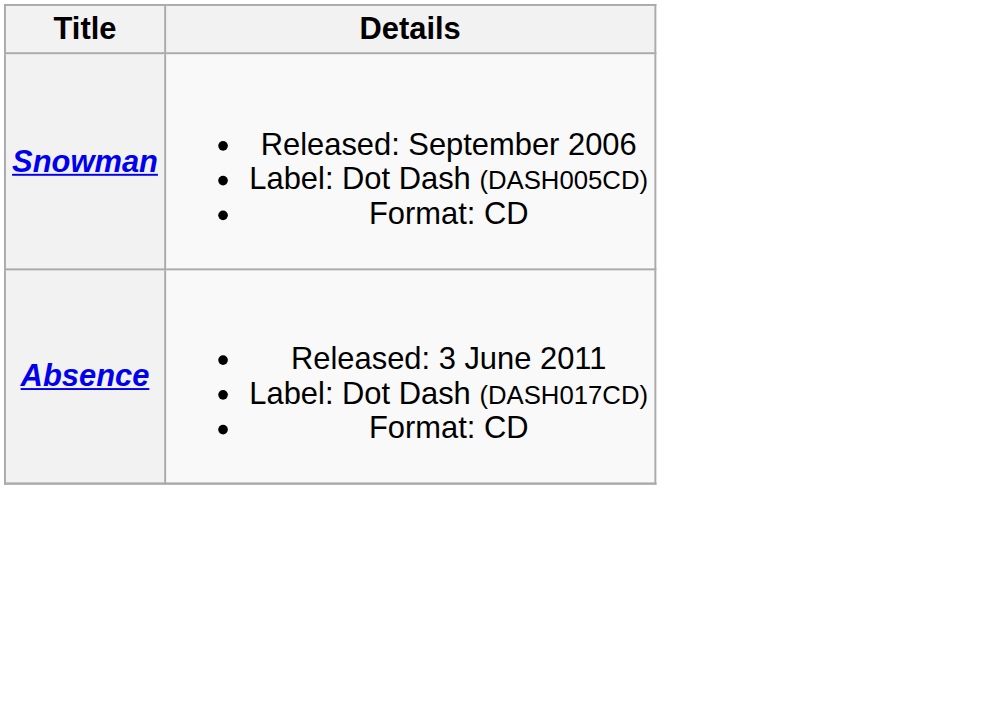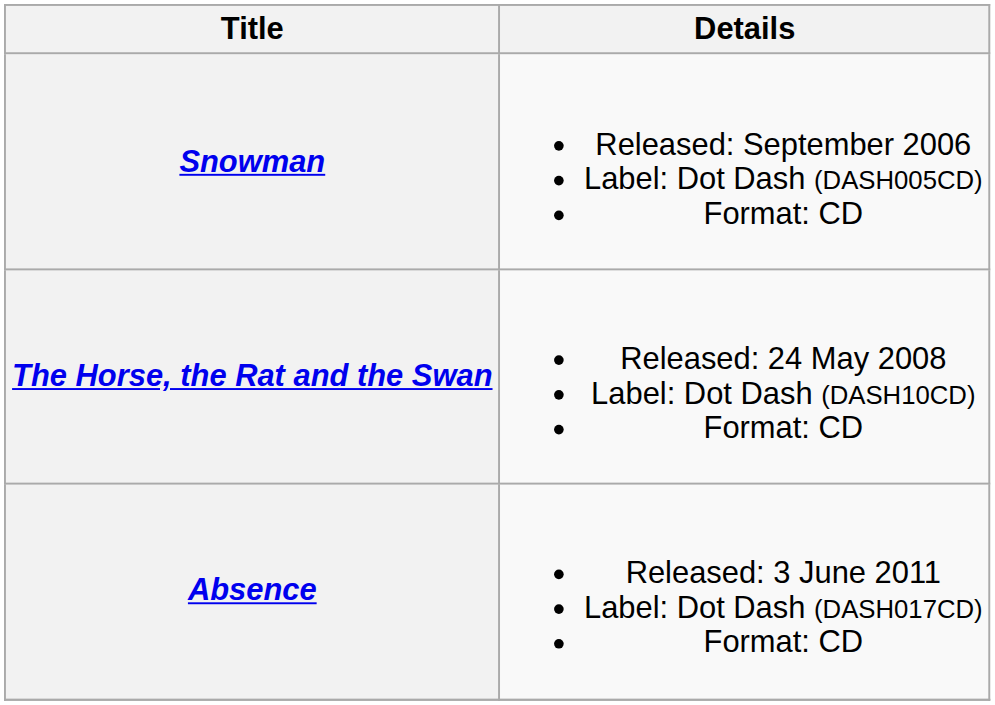+ row: (252, 375)
